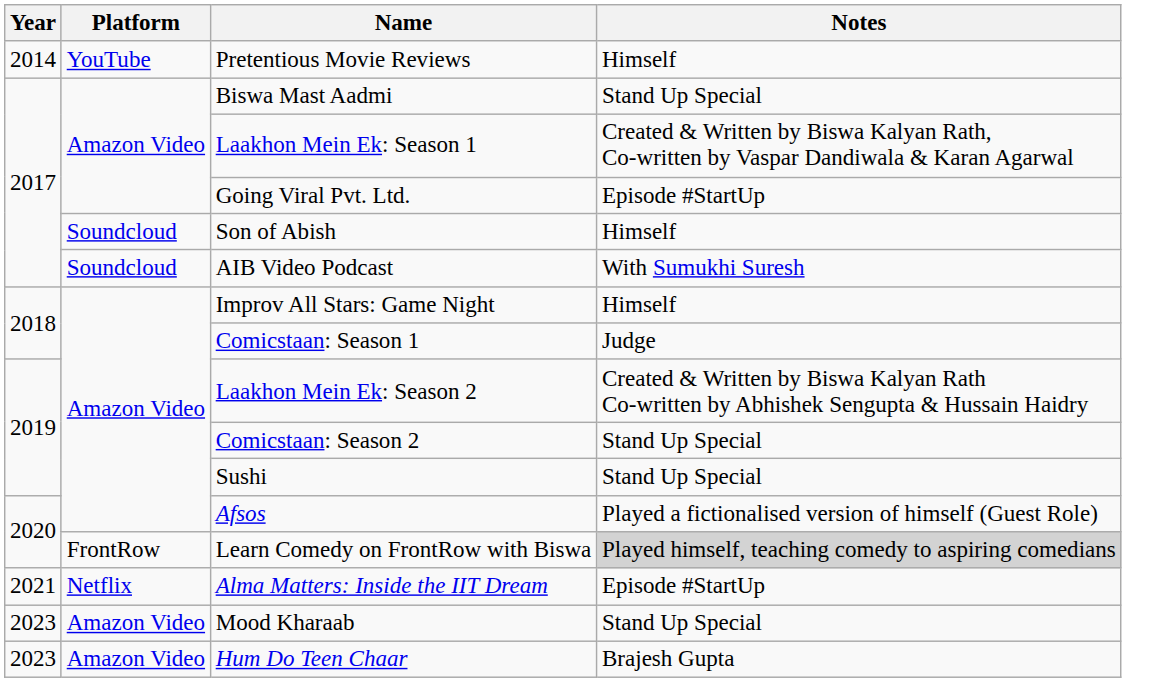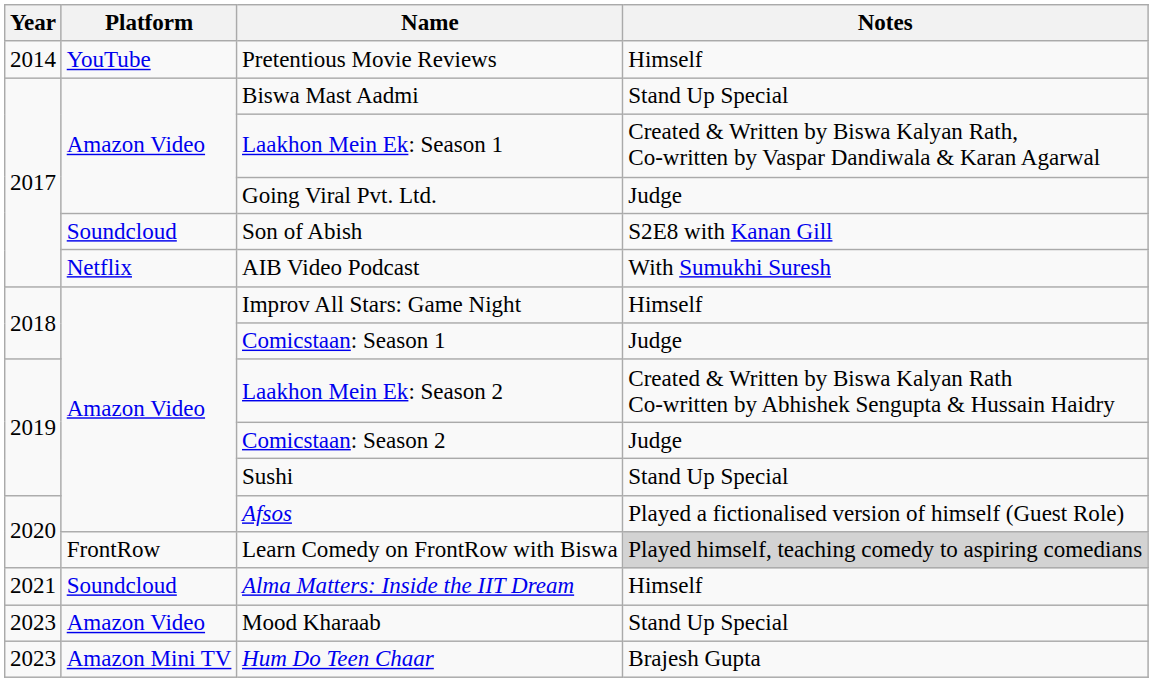(684, 194) Episode #StartUp -> (655, 194) Judge
(639, 231) Himself -> (730, 231) S2E8 with Kanan Gill
(122, 267) Soundcloud -> (99, 267) Netflix
(682, 440) Stand Up Special -> (655, 440) Judge
(99, 586) Netflix -> (122, 586) Soundcloud
(684, 586) Episode #StartUp -> (665, 586) Himself
(136, 659) Amazon Video -> (149, 659) Amazon Mini TV
